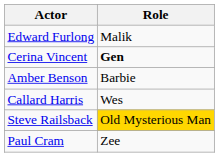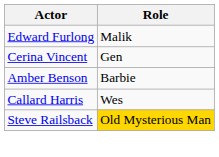(112, 57) bold -> (111, 57) normal
- row: (36, 141)
